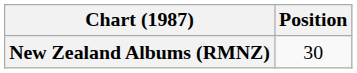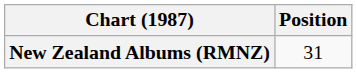(313, 51) 30 -> (313, 51) 31
